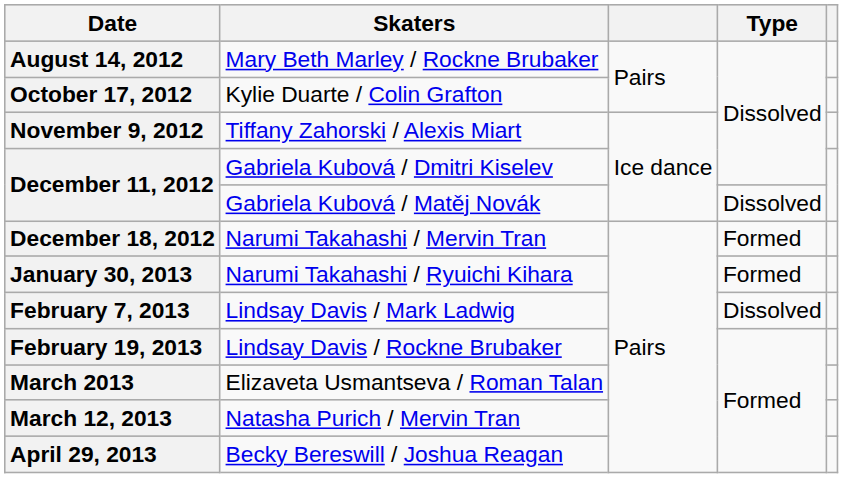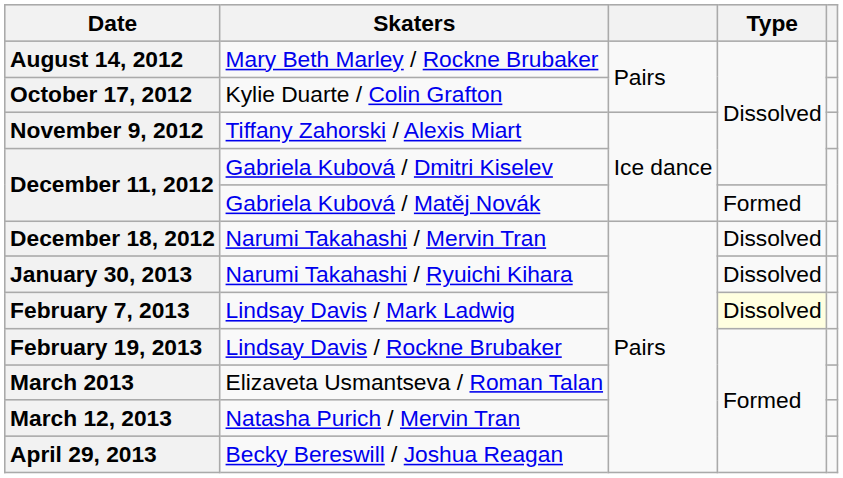(772, 203) Dissolved -> (762, 203) Formed
(762, 239) Formed -> (772, 239) Dissolved
(762, 275) Formed -> (772, 275) Dissolved
(772, 311) no background -> (772, 311) lightyellow background
